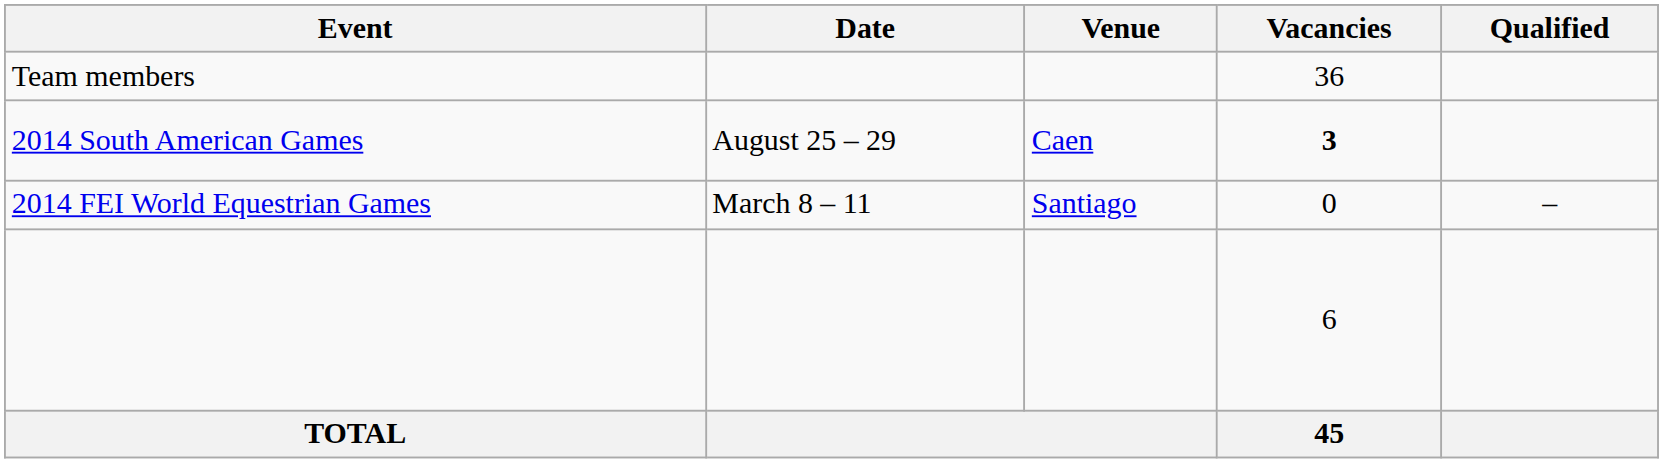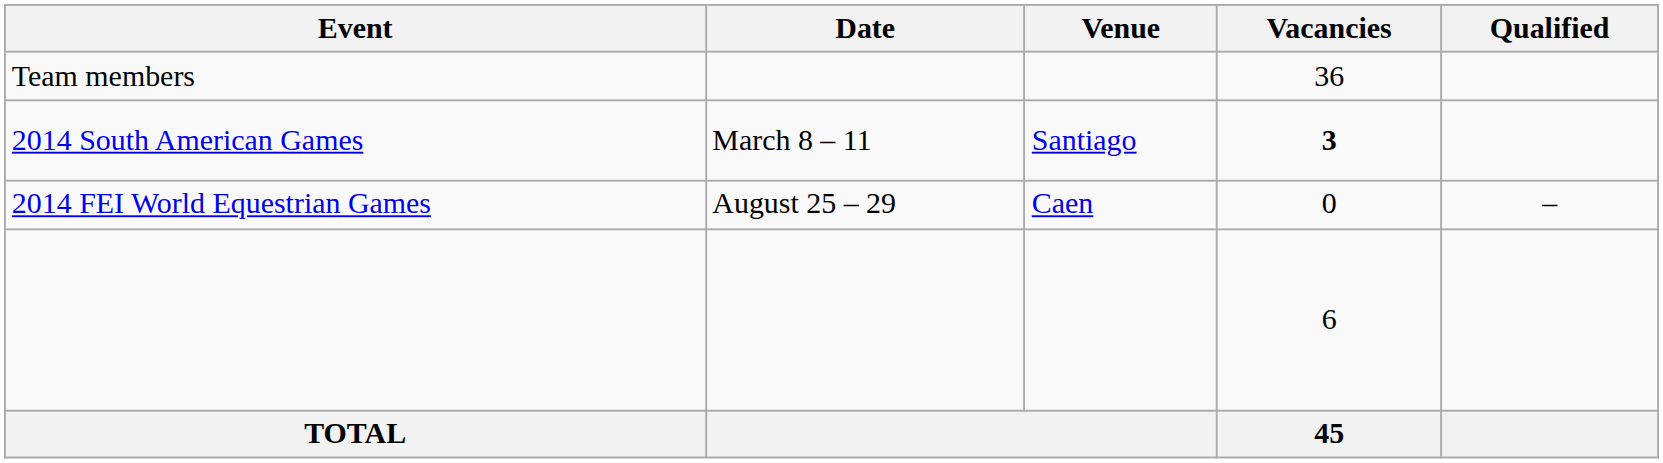(804, 139) August 25 – 29 -> (792, 139) March 8 – 11
(1063, 139) Caen -> (1084, 139) Santiago
(792, 204) March 8 – 11 -> (804, 204) August 25 – 29
(1084, 204) Santiago -> (1063, 204) Caen
